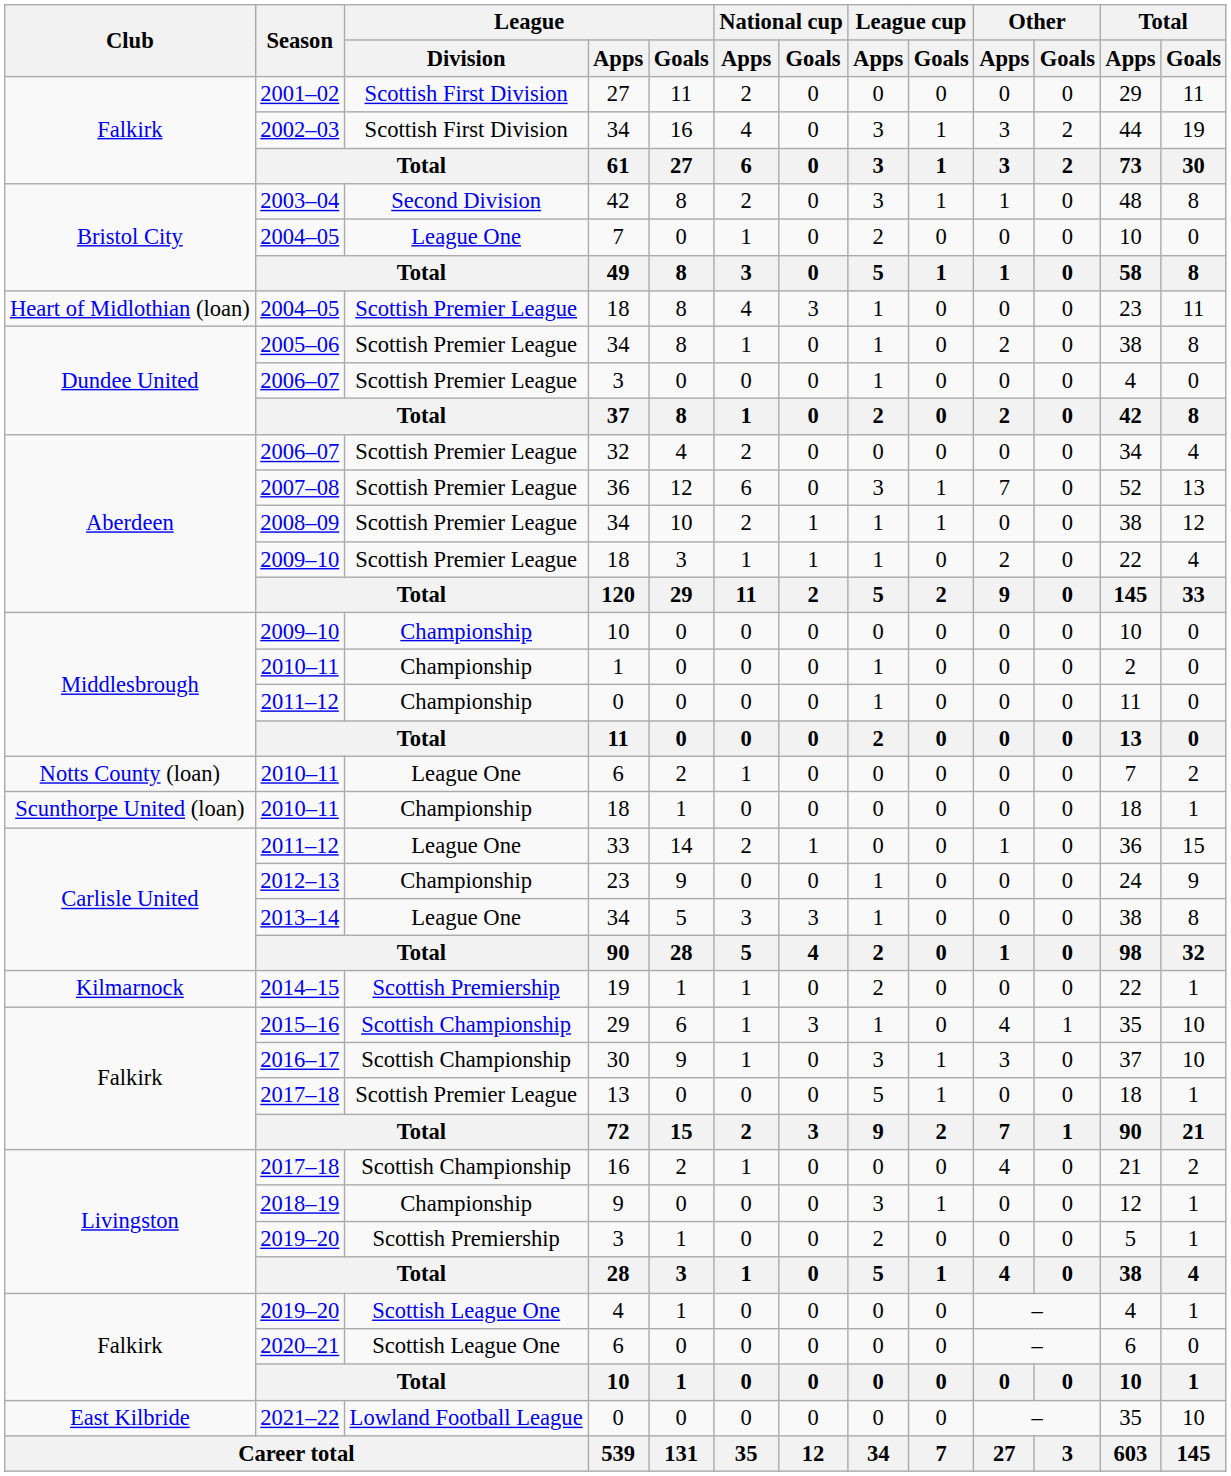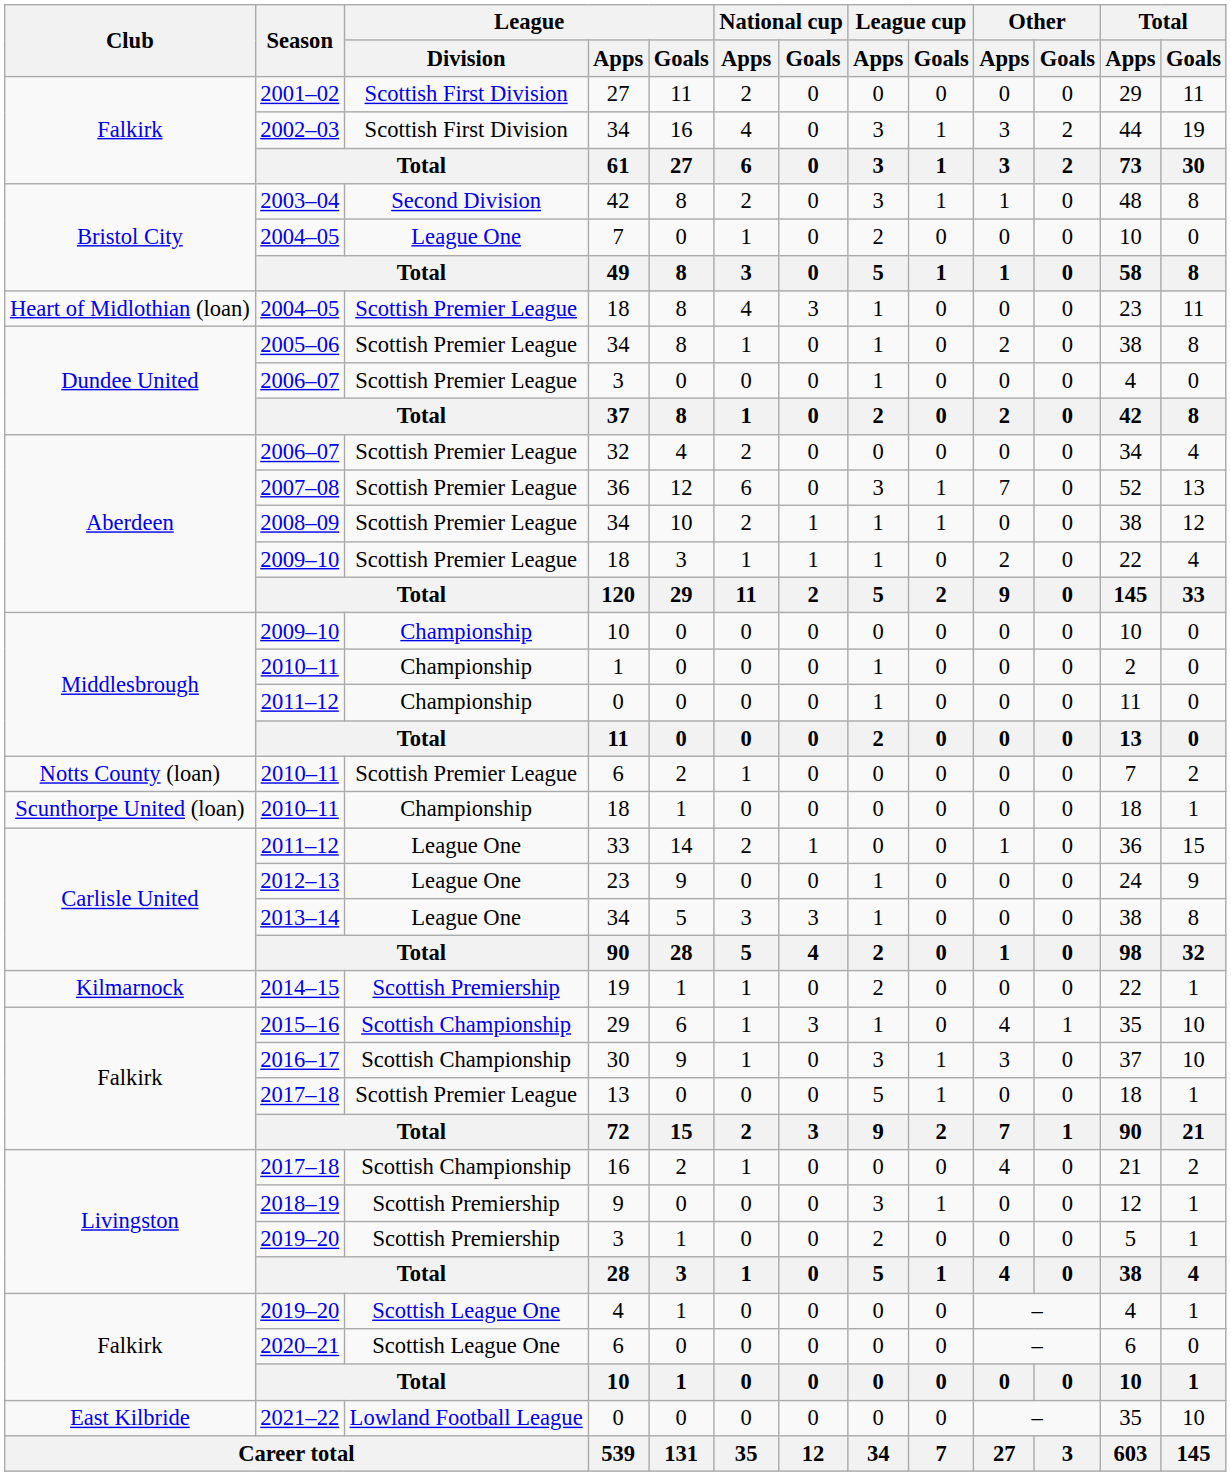(466, 773) League One -> (466, 773) Scottish Premier League
(466, 881) Championship -> (466, 881) League One
(466, 1203) Championship -> (466, 1203) Scottish Premiership
